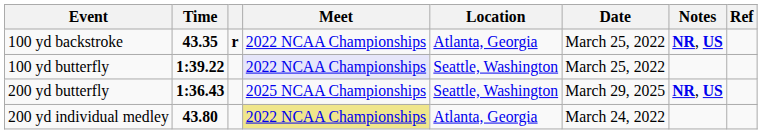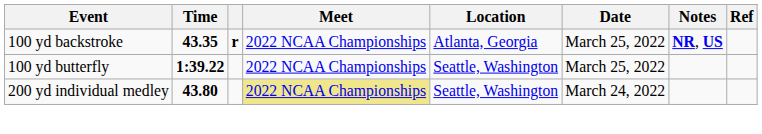(336, 66) lavender background -> (336, 66) no background
- row: (59, 91)
(485, 116) Atlanta, Georgia -> (496, 91) Seattle, Washington
